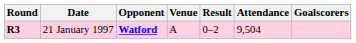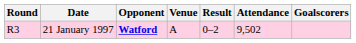(13, 30) bold -> (13, 30) normal
(249, 30) 9,504 -> (249, 30) 9,502
